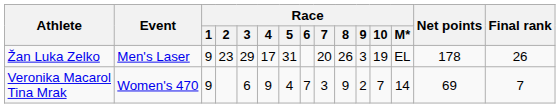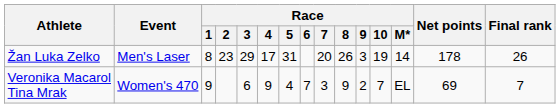(208, 57) 9 -> (208, 57) 8
(402, 57) EL -> (402, 57) 14
(402, 85) 14 -> (402, 85) EL
